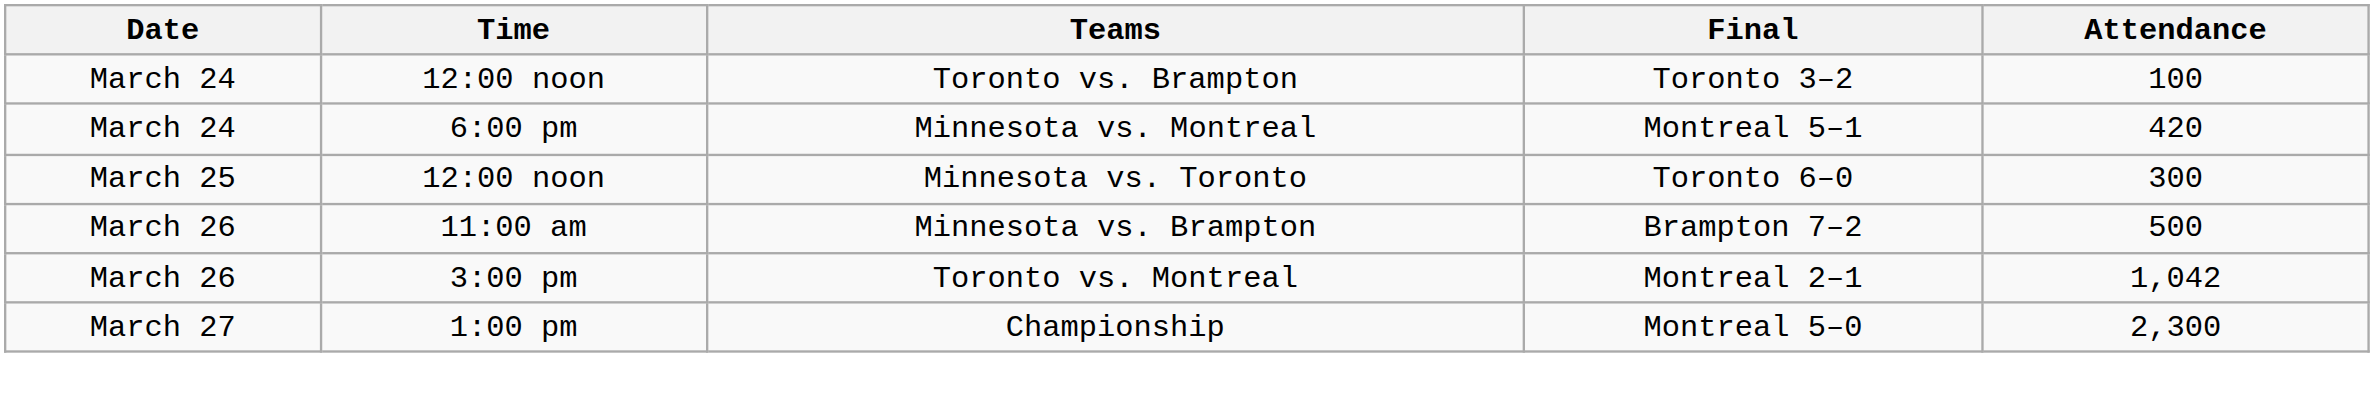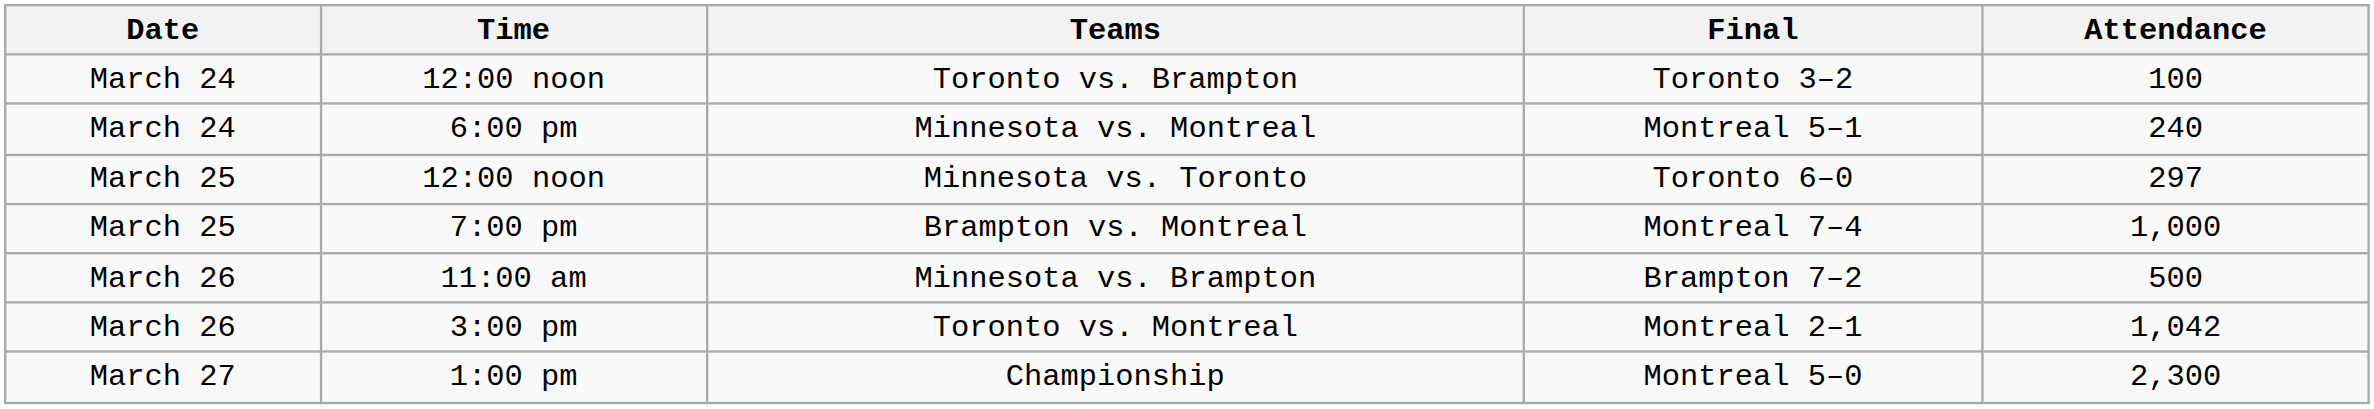(2176, 129) 420 -> (2176, 129) 240
(2176, 179) 300 -> (2176, 179) 297
+ row: (1115, 228)
